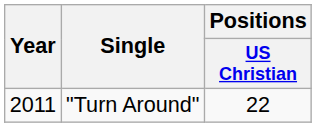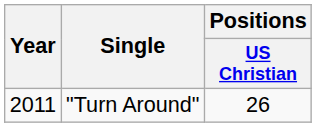(258, 104) 22 -> (258, 104) 26
